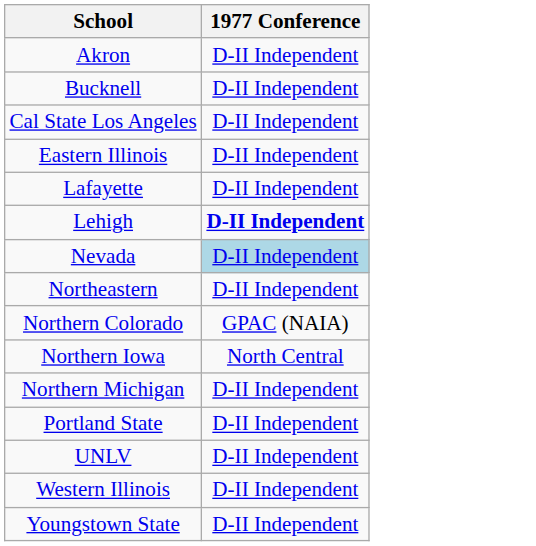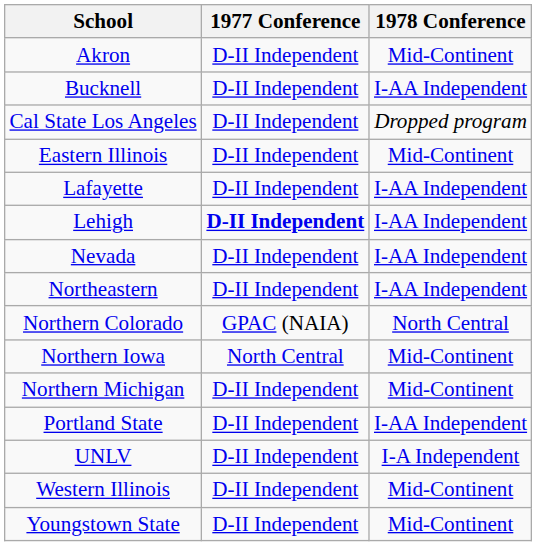+ column: (451, 21)
(285, 255) lightblue background -> (285, 255) no background
